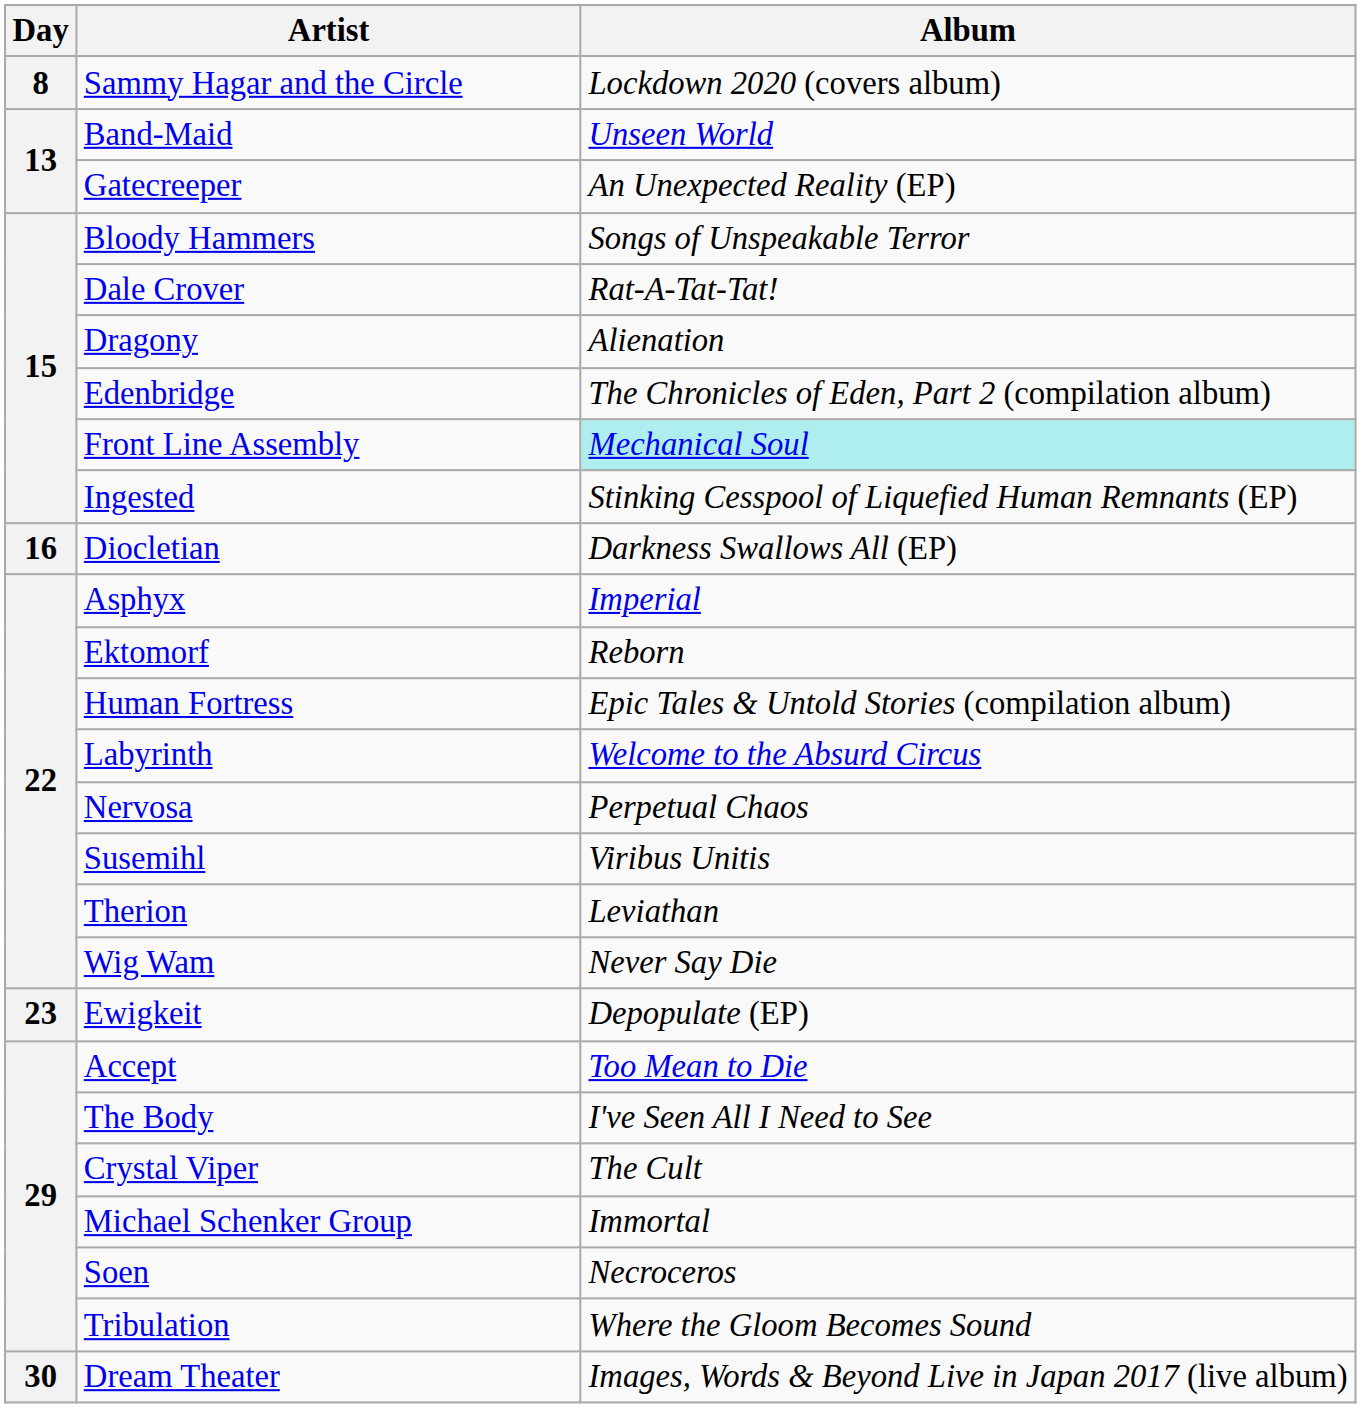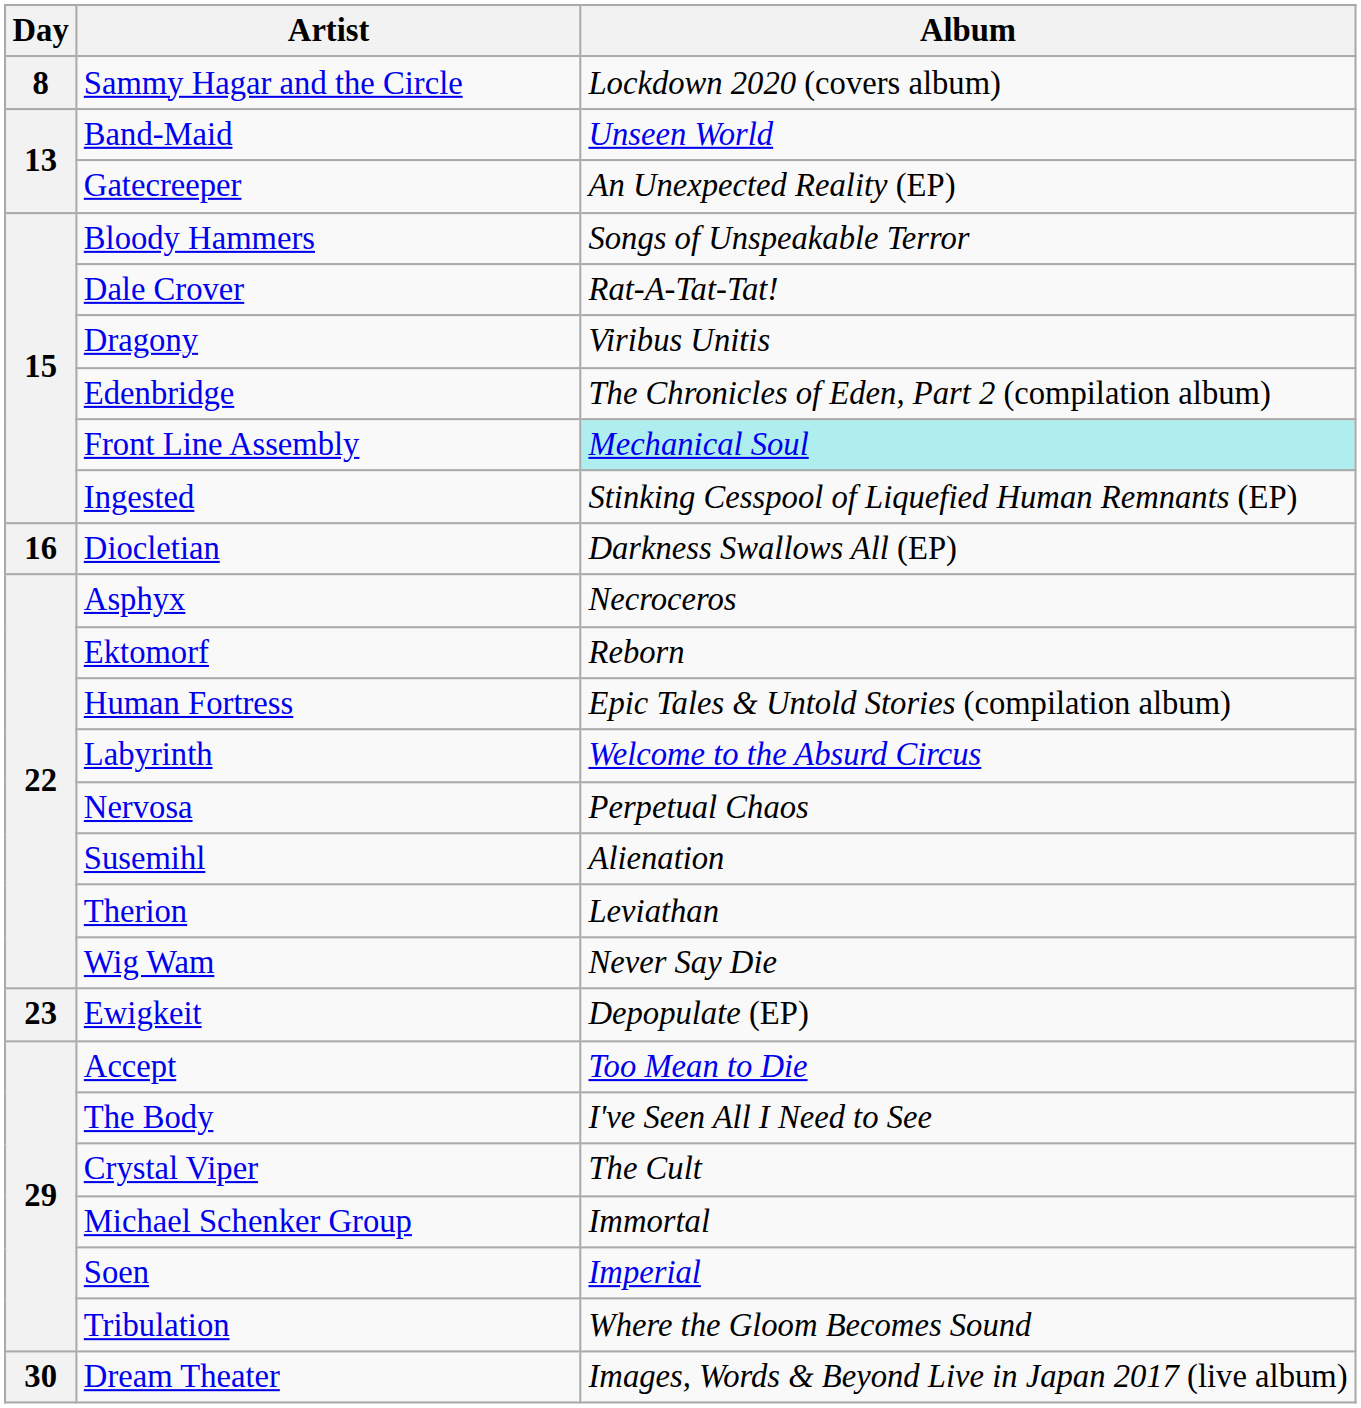(656, 340) Alienation -> (679, 340) Viribus Unitis
(645, 599) Imperial -> (662, 599) Necroceros
(679, 858) Viribus Unitis -> (656, 858) Alienation
(662, 1272) Necroceros -> (645, 1272) Imperial
